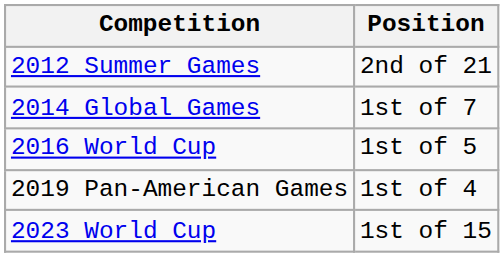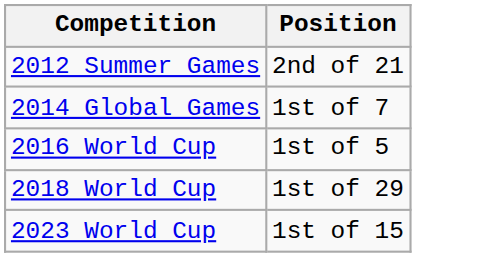+ row: (114, 190)
- row: (180, 190)
